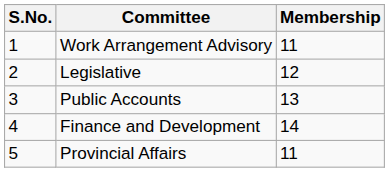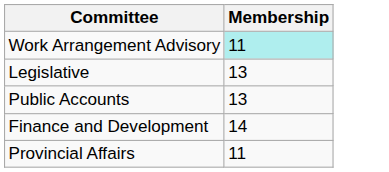- column: (30, 18)
(289, 45) no background -> (237, 45) paleturquoise background
(289, 72) 12 -> (238, 72) 13
